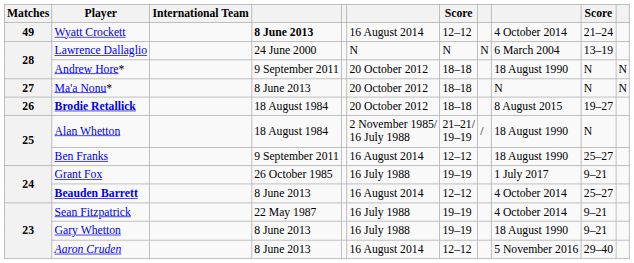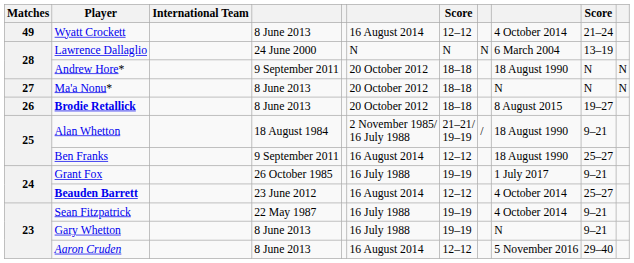(284, 32) bold -> (282, 32) normal
(291, 106) 18 August 1984 -> (282, 106) 8 June 2013
(588, 131) N -> (596, 131) 9–21
(282, 193) 8 June 2013 -> (285, 193) 23 June 2012
(531, 230) 18 August 1990 -> (498, 230) N
